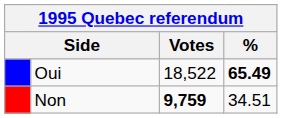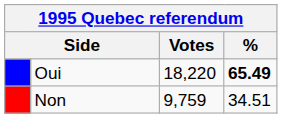(190, 73) 18,522 -> (190, 73) 18,220
(185, 100) bold -> (185, 100) normal
